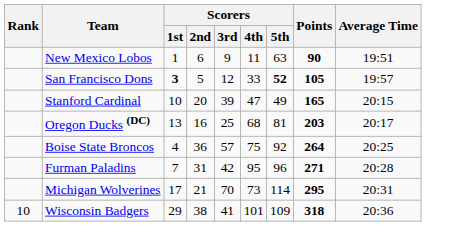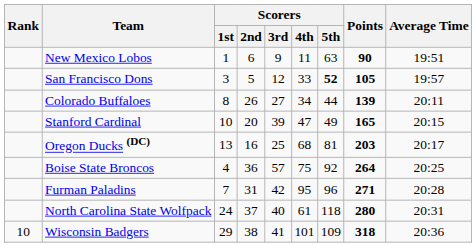(175, 79) bold -> (226, 79) normal
+ row: (98, 100)
+ row: (128, 210)
- row: (103, 189)
